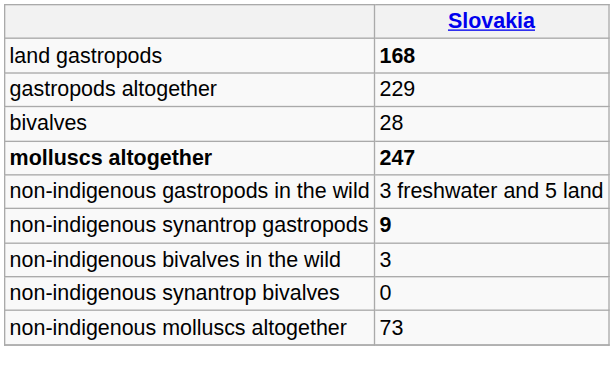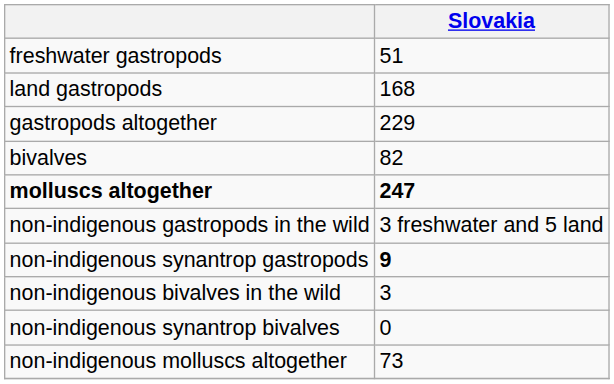+ row: (116, 55)
(397, 55) bold -> (397, 89) normal
(391, 123) 28 -> (391, 157) 82
